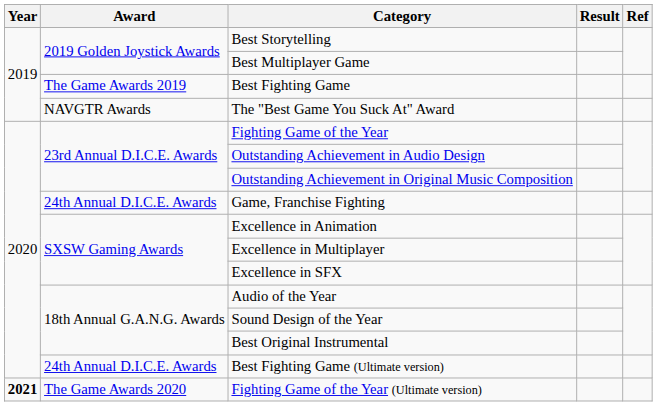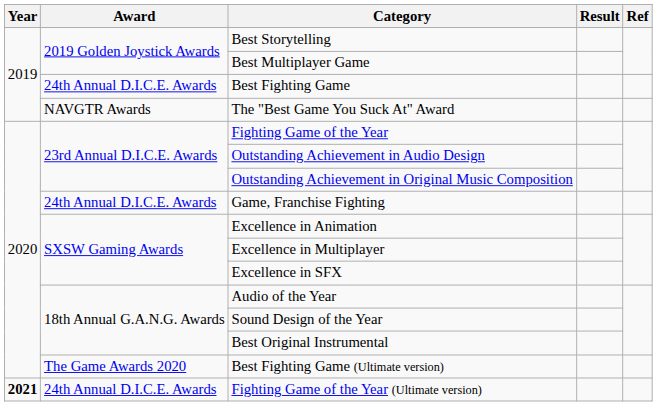(115, 86) The Game Awards 2019 -> (130, 86) 24th Annual D.I.C.E. Awards
(130, 366) 24th Annual D.I.C.E. Awards -> (115, 366) The Game Awards 2020
(115, 389) The Game Awards 2020 -> (130, 389) 24th Annual D.I.C.E. Awards
